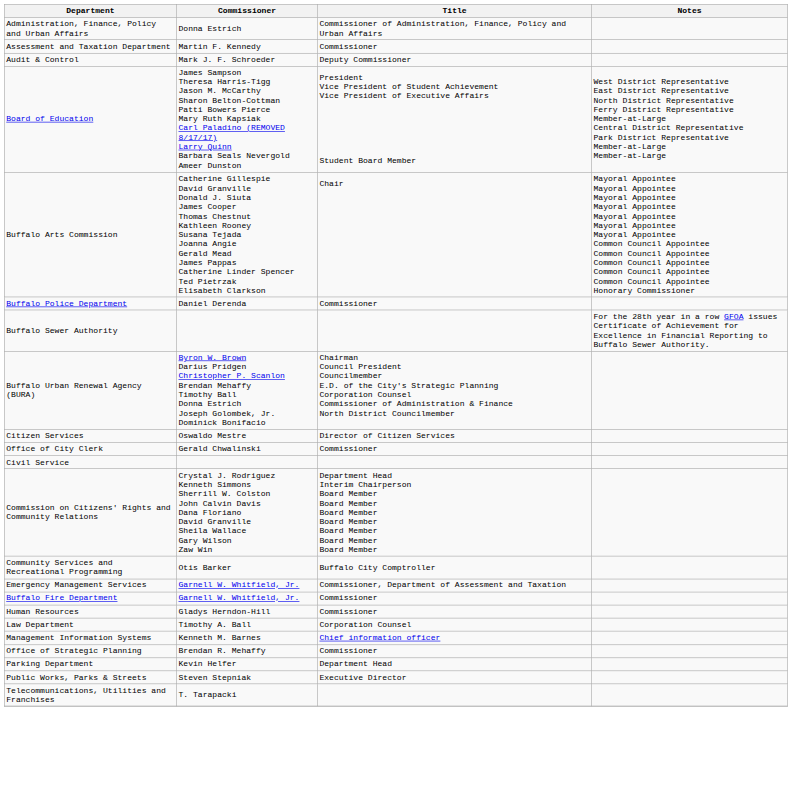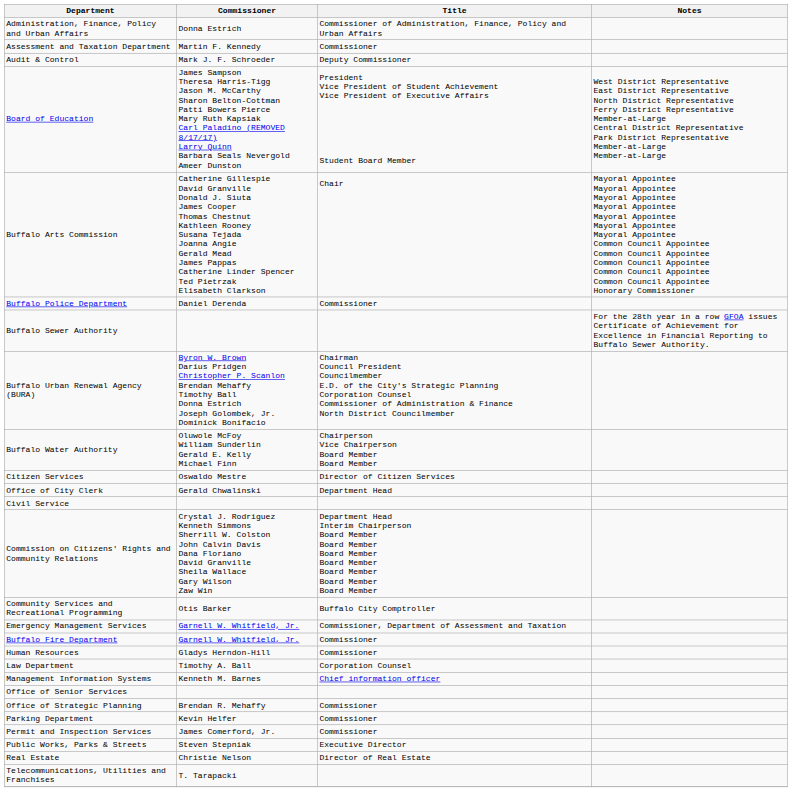+ row: (62, 450)
(348, 449) Commissioner -> (356, 490) Department Head
+ row: (67, 692)
(356, 664) Department Head -> (348, 718) Commissioner
+ row: (79, 732)
+ row: (33, 758)
